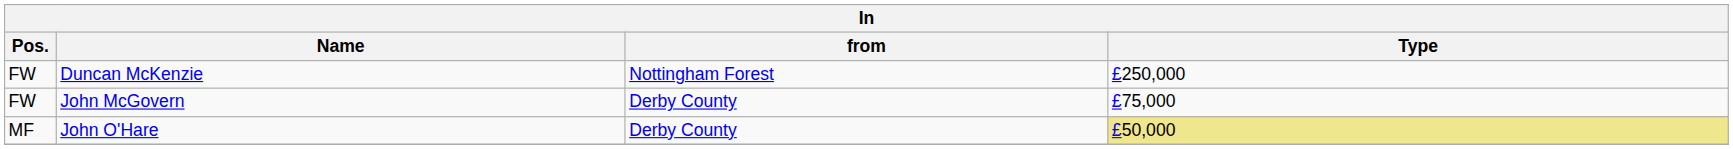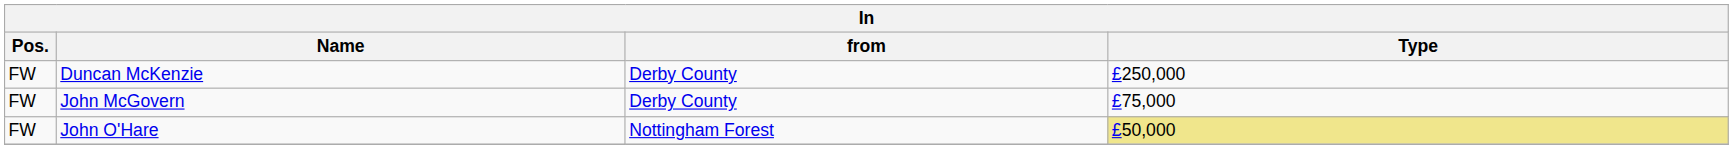(702, 74) Nottingham Forest -> (683, 74) Derby County
(21, 130) MF -> (22, 130) FW
(683, 130) Derby County -> (702, 130) Nottingham Forest
